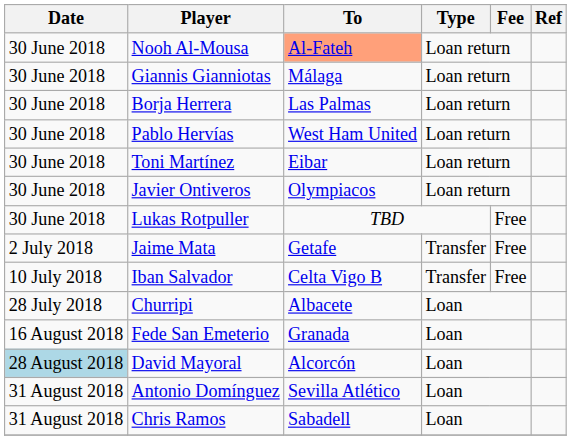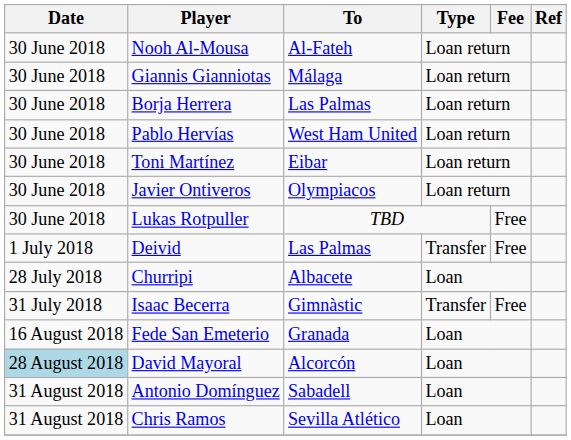(320, 47) lightsalmon background -> (320, 47) no background
+ row: (156, 248)
- row: (174, 248)
- row: (182, 276)
+ row: (181, 305)
(344, 391) Sevilla Atlético -> (319, 391) Sabadell
(319, 420) Sabadell -> (344, 420) Sevilla Atlético
